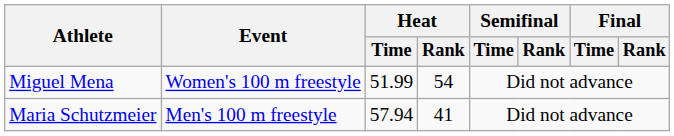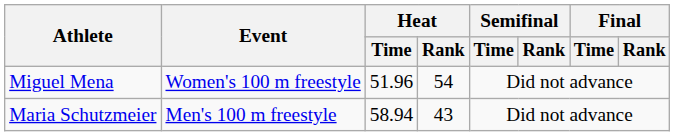(392, 82) 51.99 -> (392, 82) 51.96
(392, 114) 57.94 -> (392, 114) 58.94
(443, 114) 41 -> (443, 114) 43
